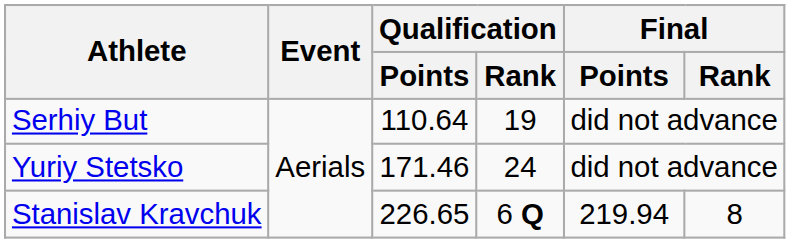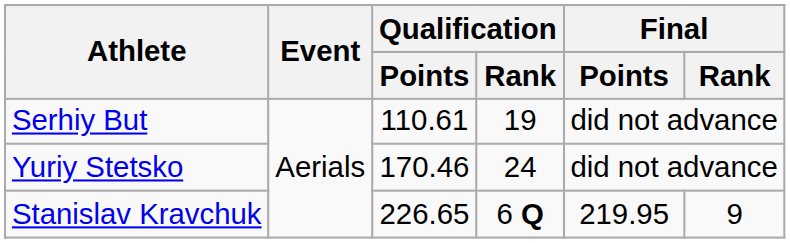(424, 121) 110.64 -> (424, 121) 110.61
(424, 168) 171.46 -> (424, 168) 170.46
(624, 214) 219.94 -> (624, 214) 219.95
(735, 214) 8 -> (735, 214) 9
